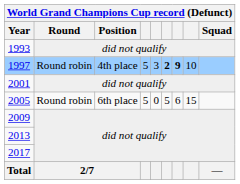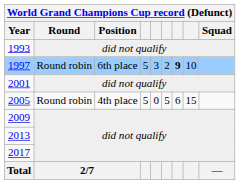(118, 65) 4th place -> (118, 65) 6th place
(167, 65) bold -> (167, 65) normal
(118, 100) 6th place -> (118, 100) 4th place
